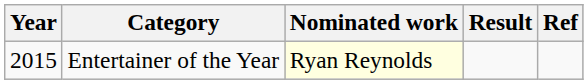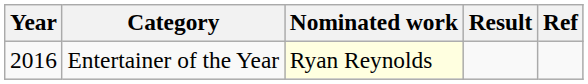(33, 60) 2015 -> (33, 60) 2016
